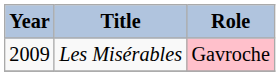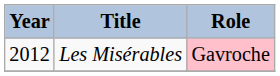(30, 54) 2009 -> (30, 54) 2012
